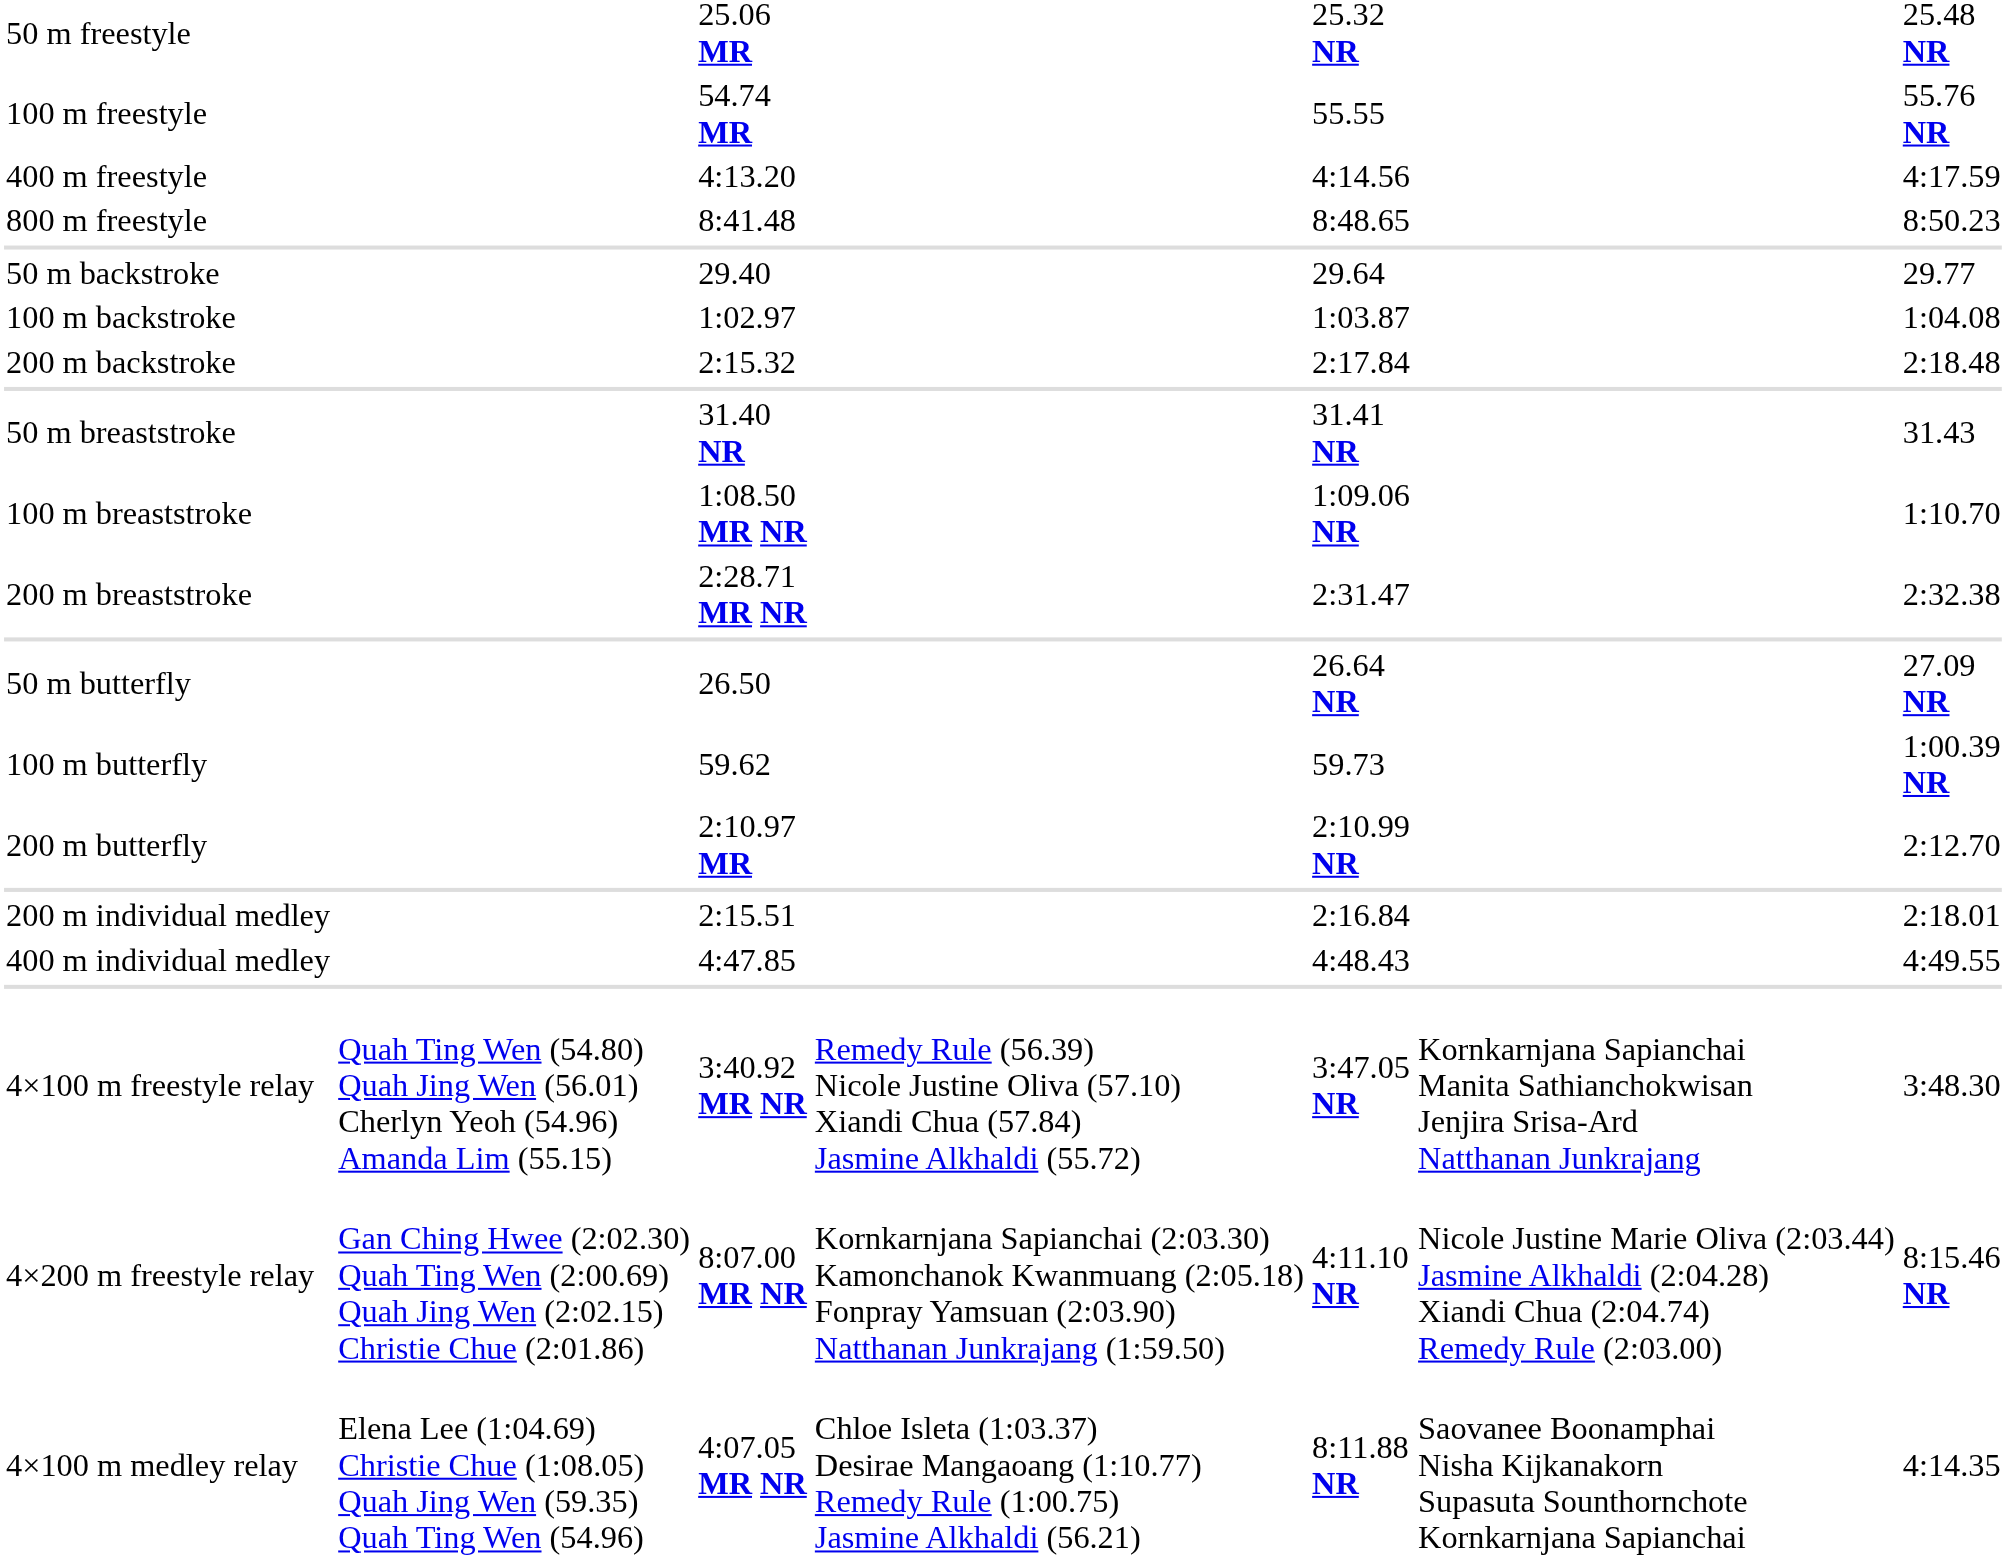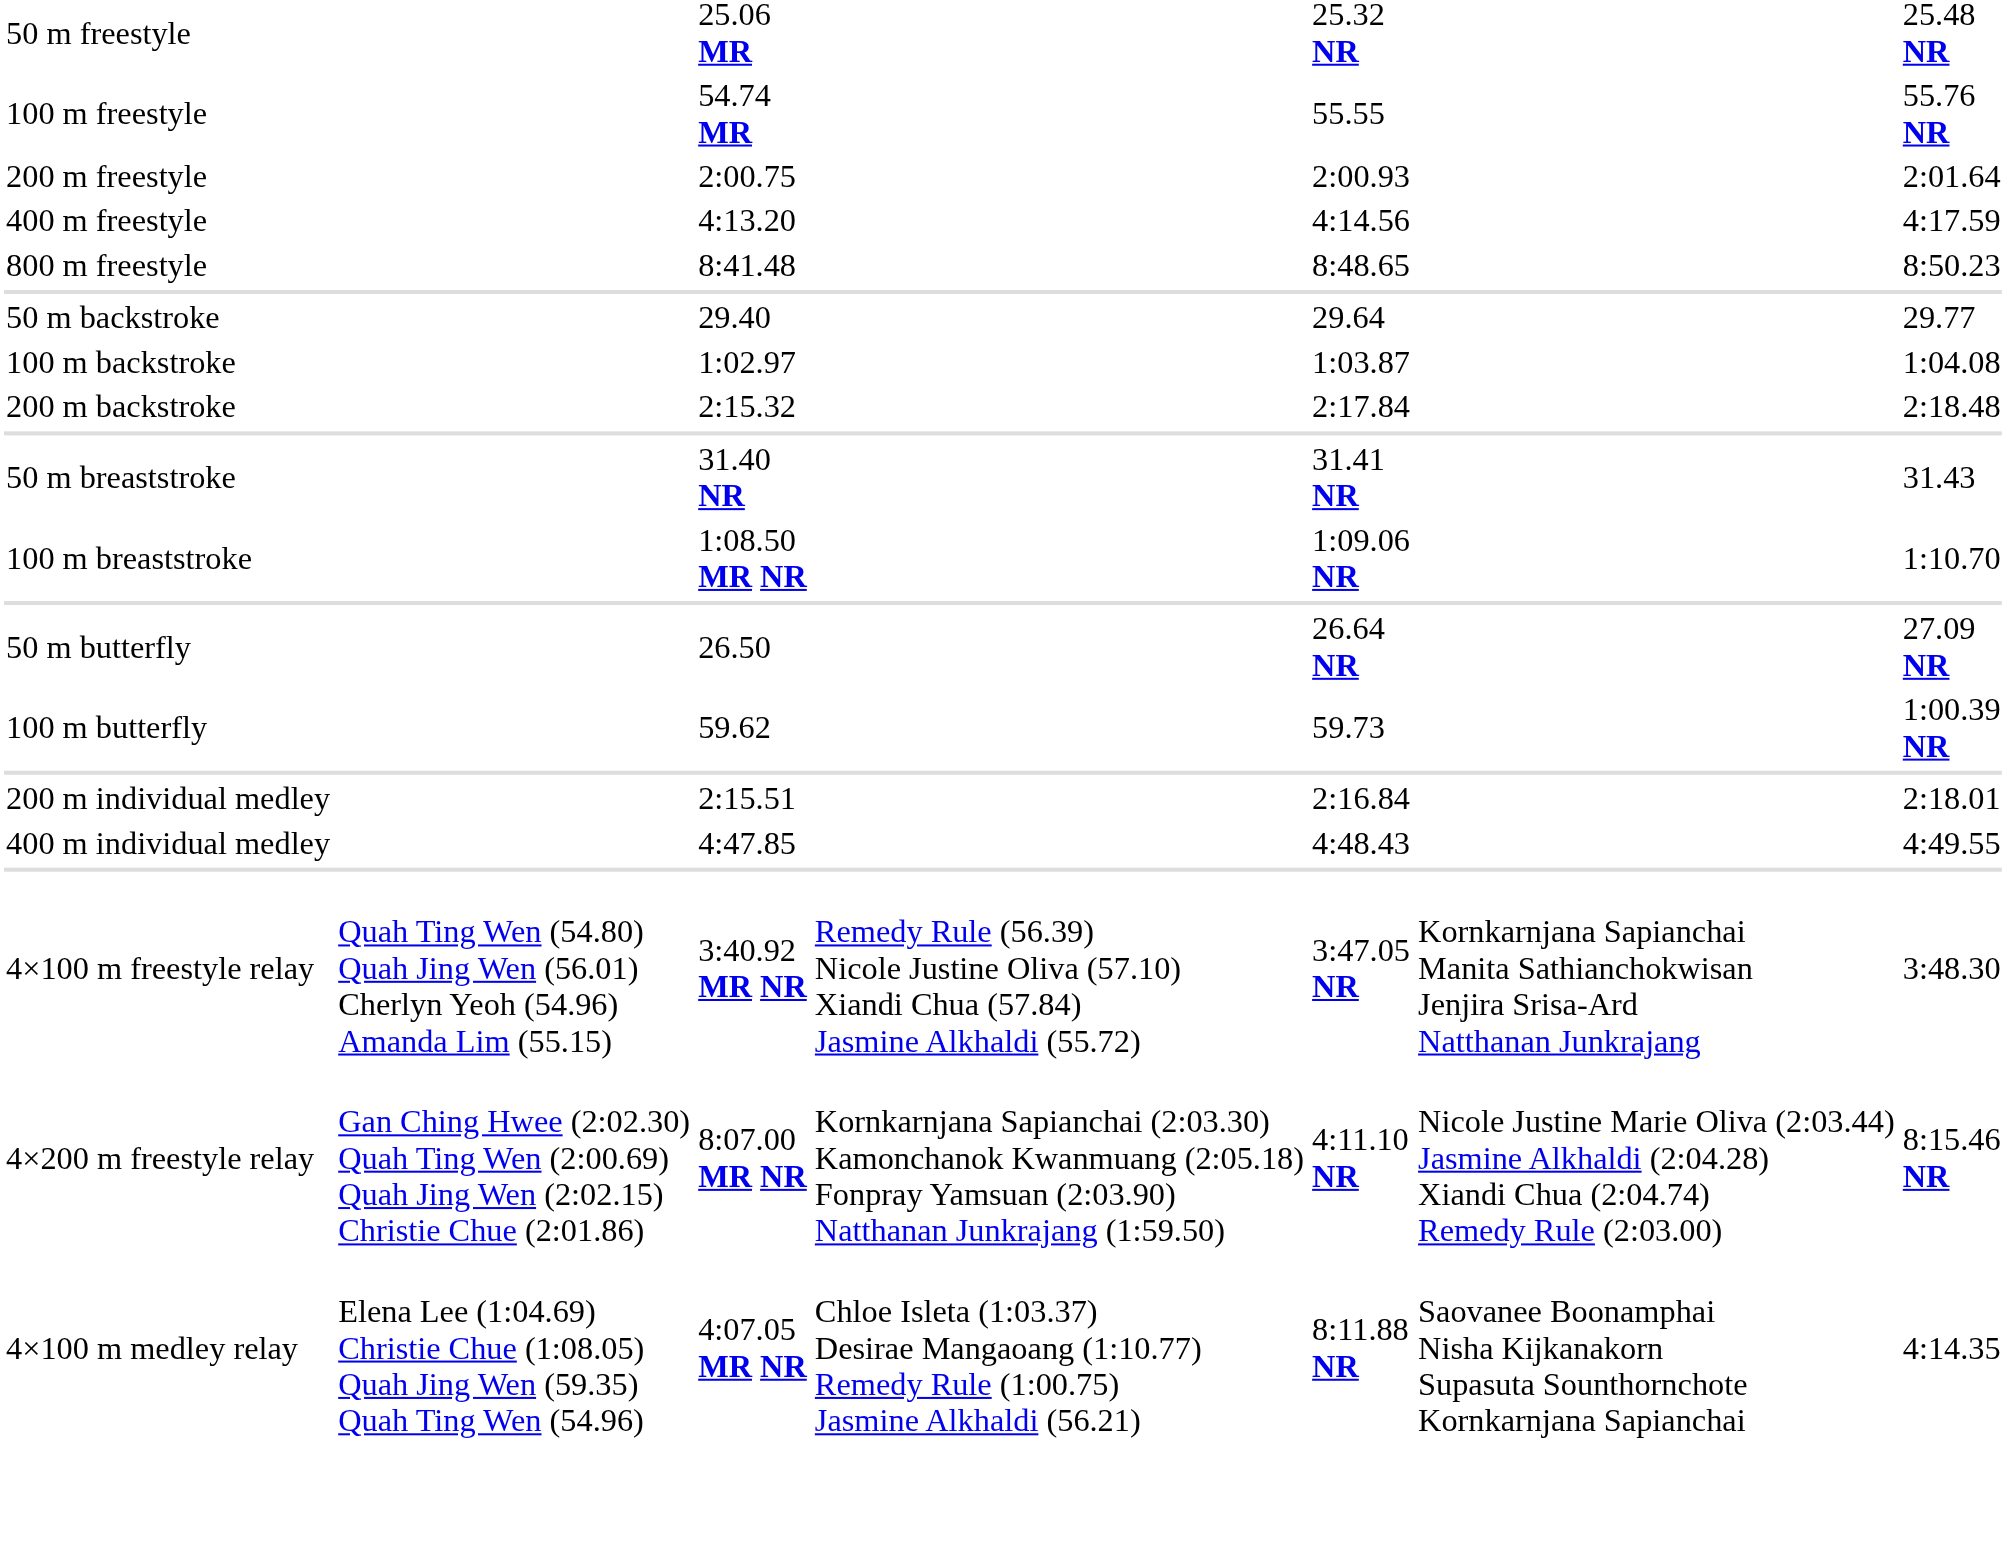+ row: (107, 176)
- row: (129, 594)
- row: (107, 844)
